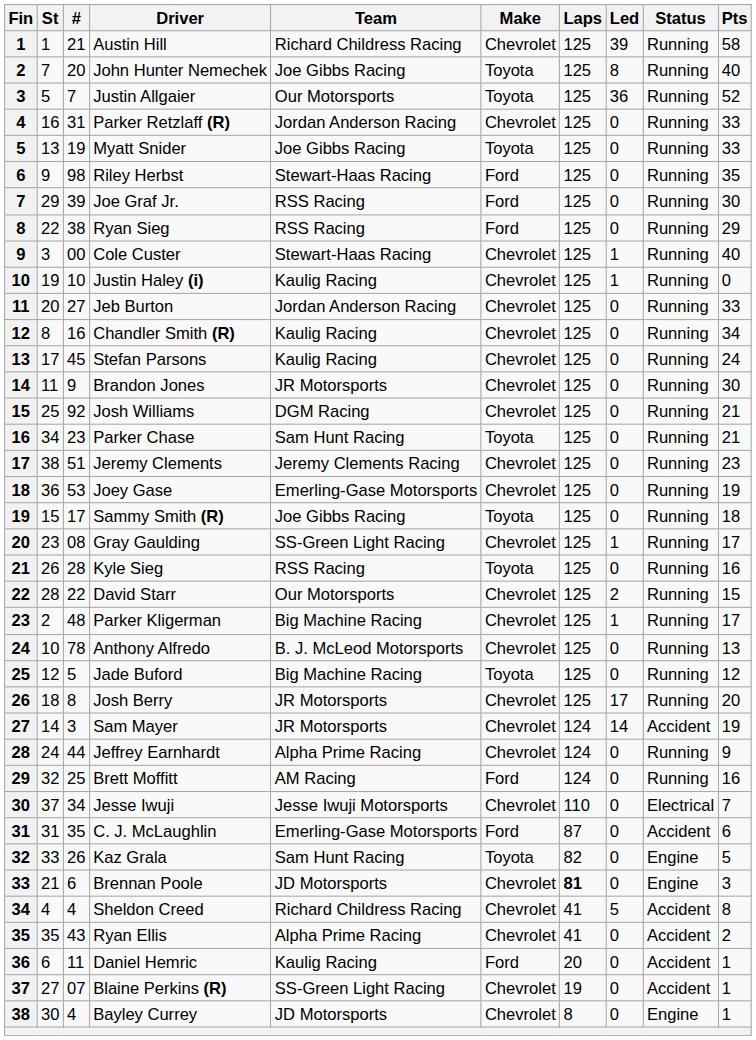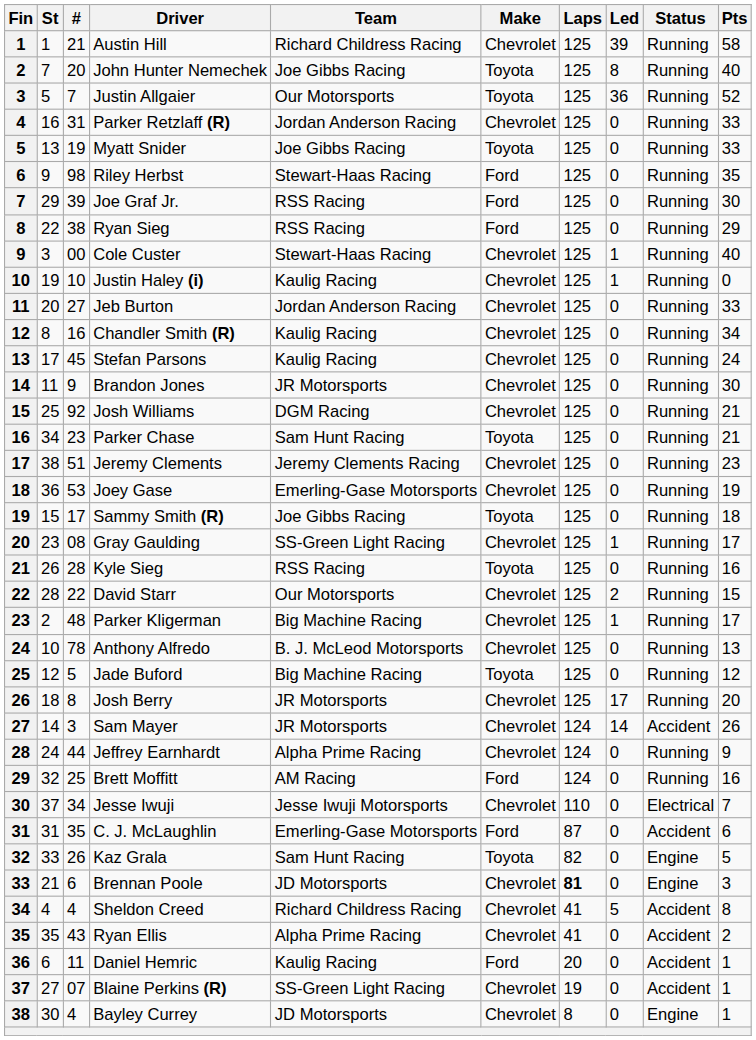(731, 726) 19 -> (731, 726) 26
